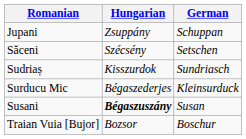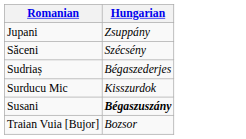- column: (208, 13)
(130, 69) Kisszurdok -> (138, 69) Bégaszederjes
(138, 87) Bégaszederjes -> (130, 87) Kisszurdok
